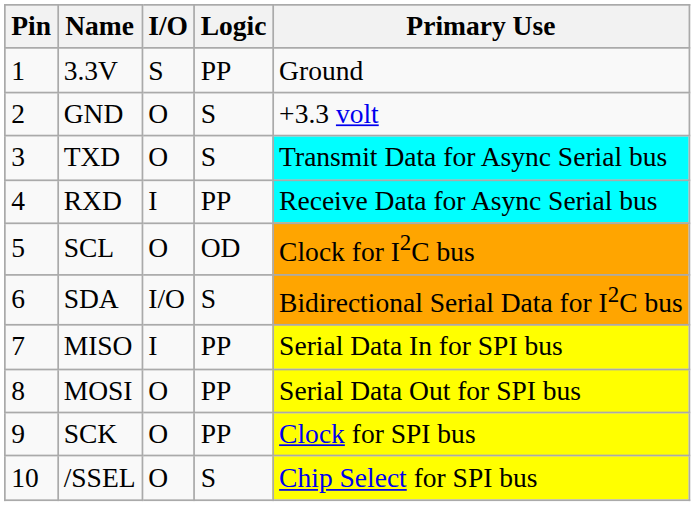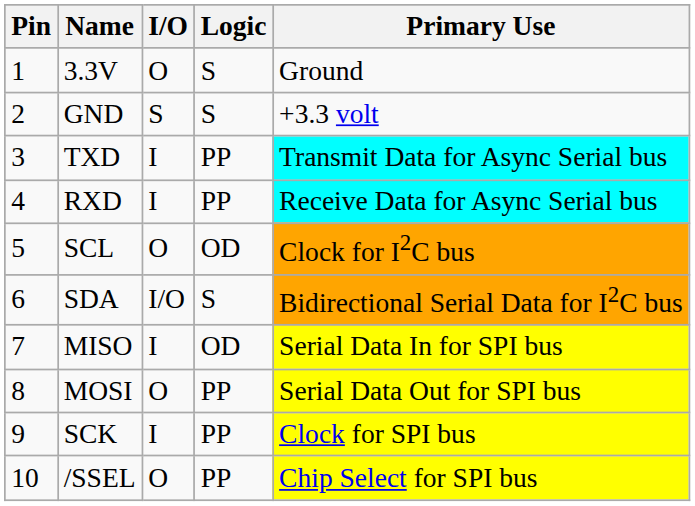(156, 69) S -> (158, 69) O
(216, 69) PP -> (208, 69) S
(158, 113) O -> (156, 113) S
(158, 157) O -> (153, 157) I
(208, 157) S -> (216, 157) PP
(216, 346) PP -> (221, 346) OD
(158, 434) O -> (153, 434) I
(208, 477) S -> (216, 477) PP
